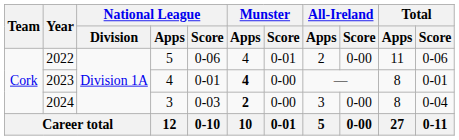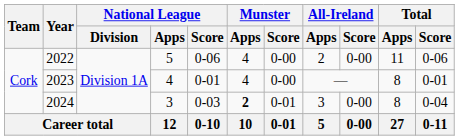(283, 59) 0-01 -> (283, 59) 0-00
(245, 80) bold -> (245, 80) normal
(283, 102) 0-00 -> (283, 102) 0-01
